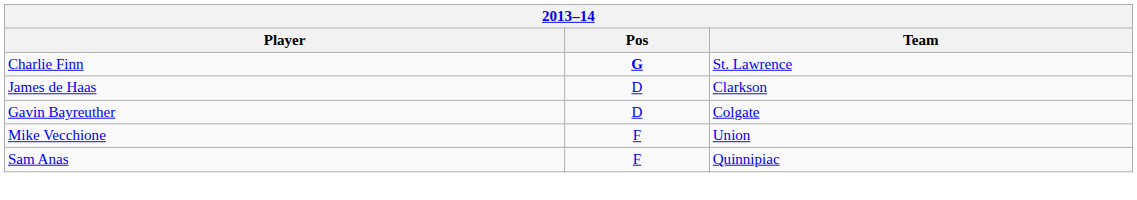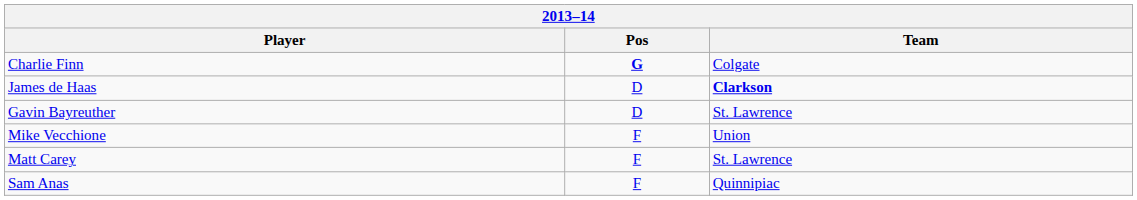(752, 64) St. Lawrence -> (736, 64) Colgate
(740, 87) normal -> (742, 87) bold
(736, 111) Colgate -> (752, 111) St. Lawrence
+ row: (42, 159)
